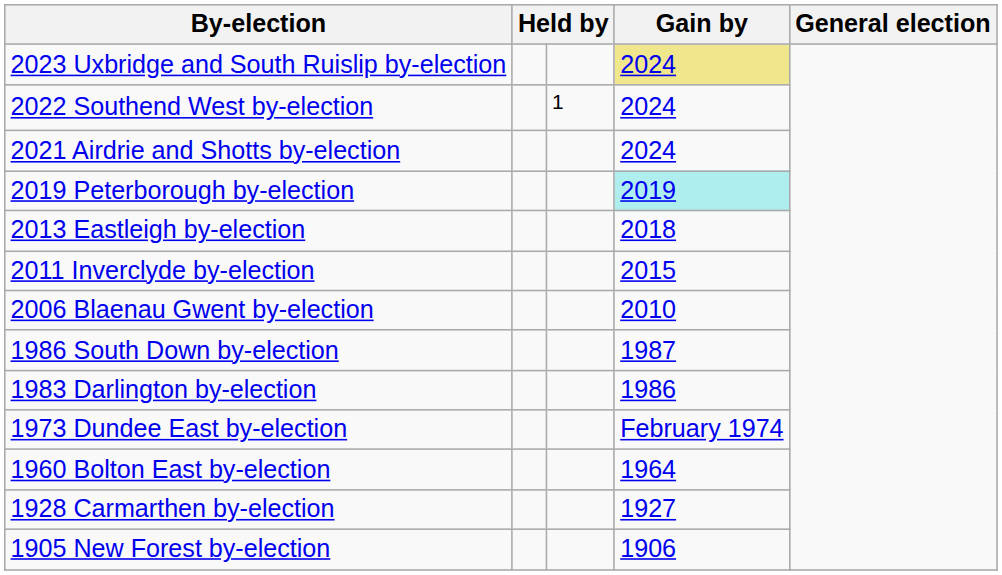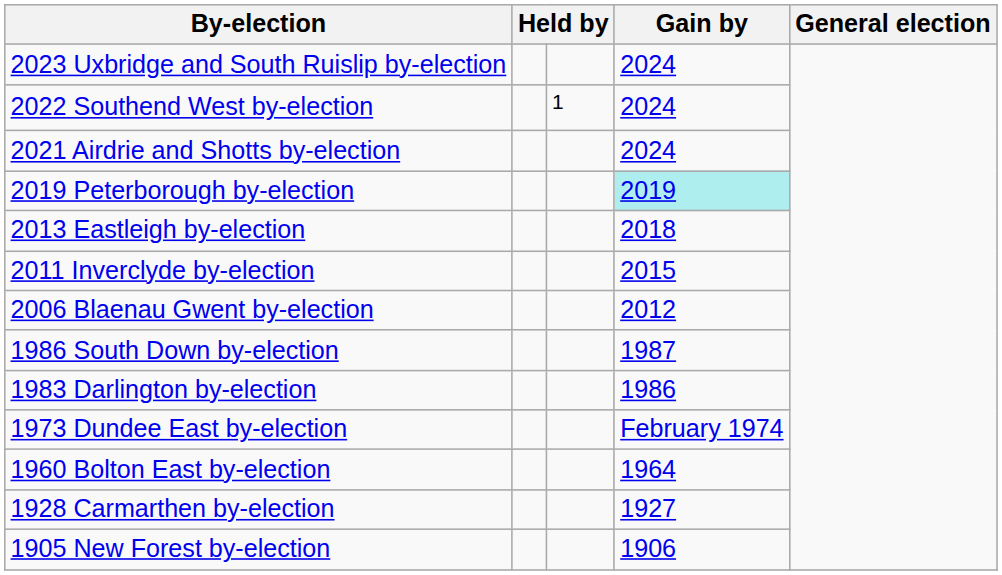(648, 64) khaki background -> (648, 64) no background
(648, 310) 2010 -> (648, 310) 2012
